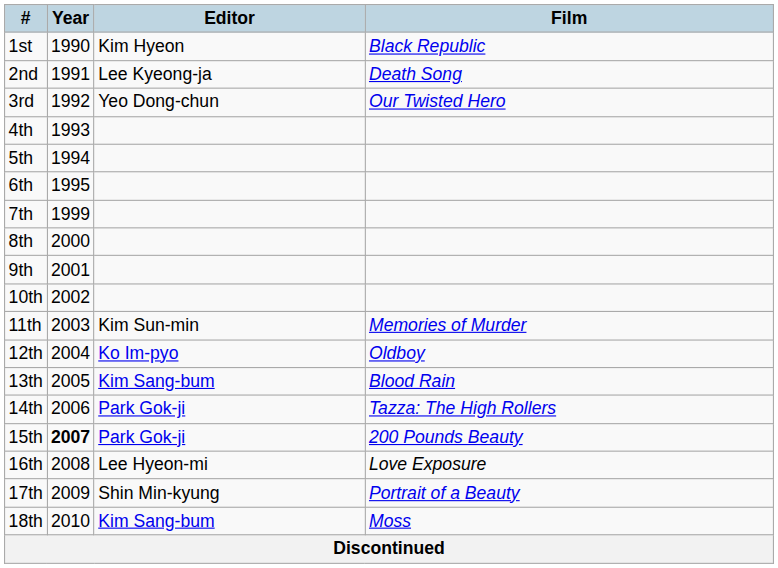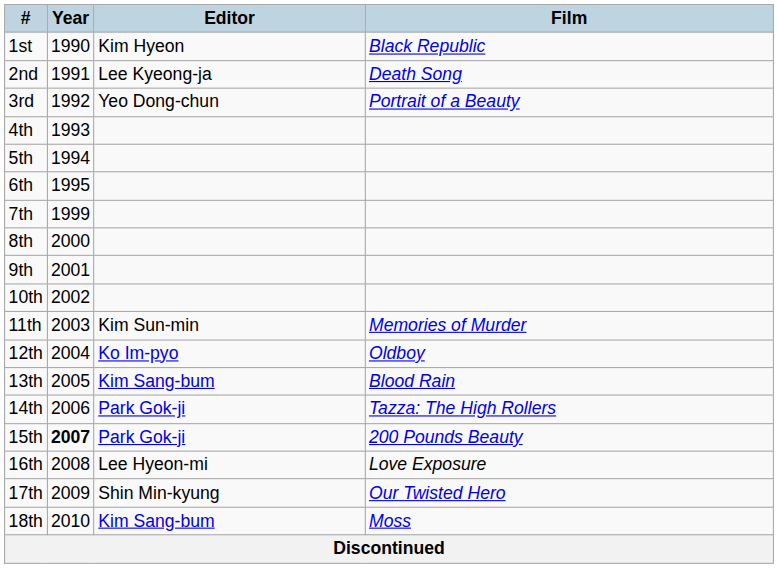(437, 102) Our Twisted Hero -> (444, 102) Portrait of a Beauty
(444, 492) Portrait of a Beauty -> (437, 492) Our Twisted Hero
